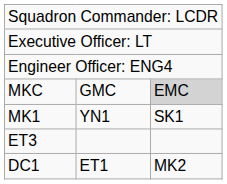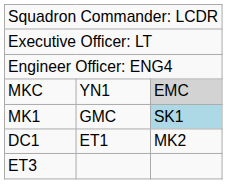(98, 91) GMC -> (95, 91) YN1
(95, 116) YN1 -> (98, 116) GMC
(169, 116) no background -> (169, 116) lightblue background
rows swapped: (24, 166) <-> (22, 141)
